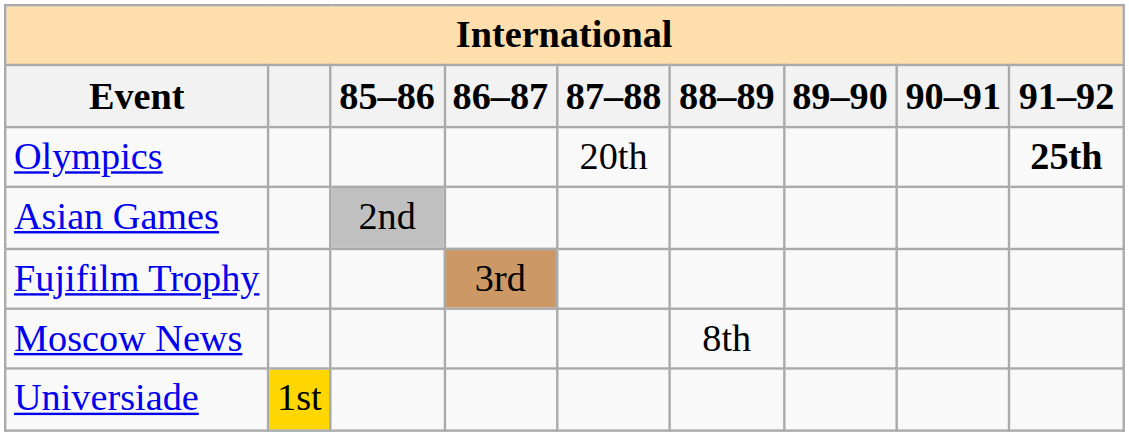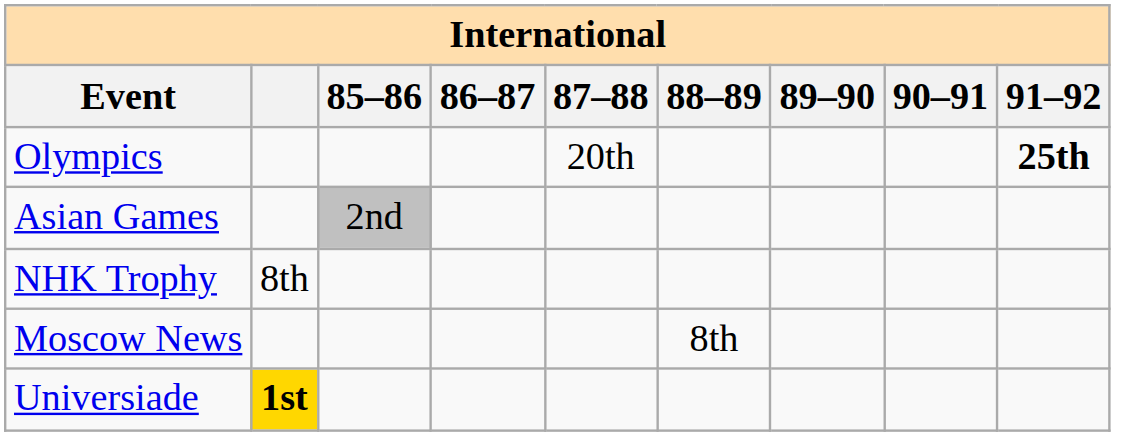- row: (137, 277)
+ row: (115, 277)
(299, 398) normal -> (284, 398) bold
